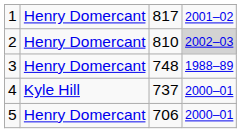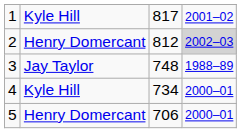(85, 16) Henry Domercant -> (52, 16) Kyle Hill
(166, 41) 810 -> (166, 41) 812
(85, 66) Henry Domercant -> (59, 66) Jay Taylor
(166, 90) 737 -> (166, 90) 734
